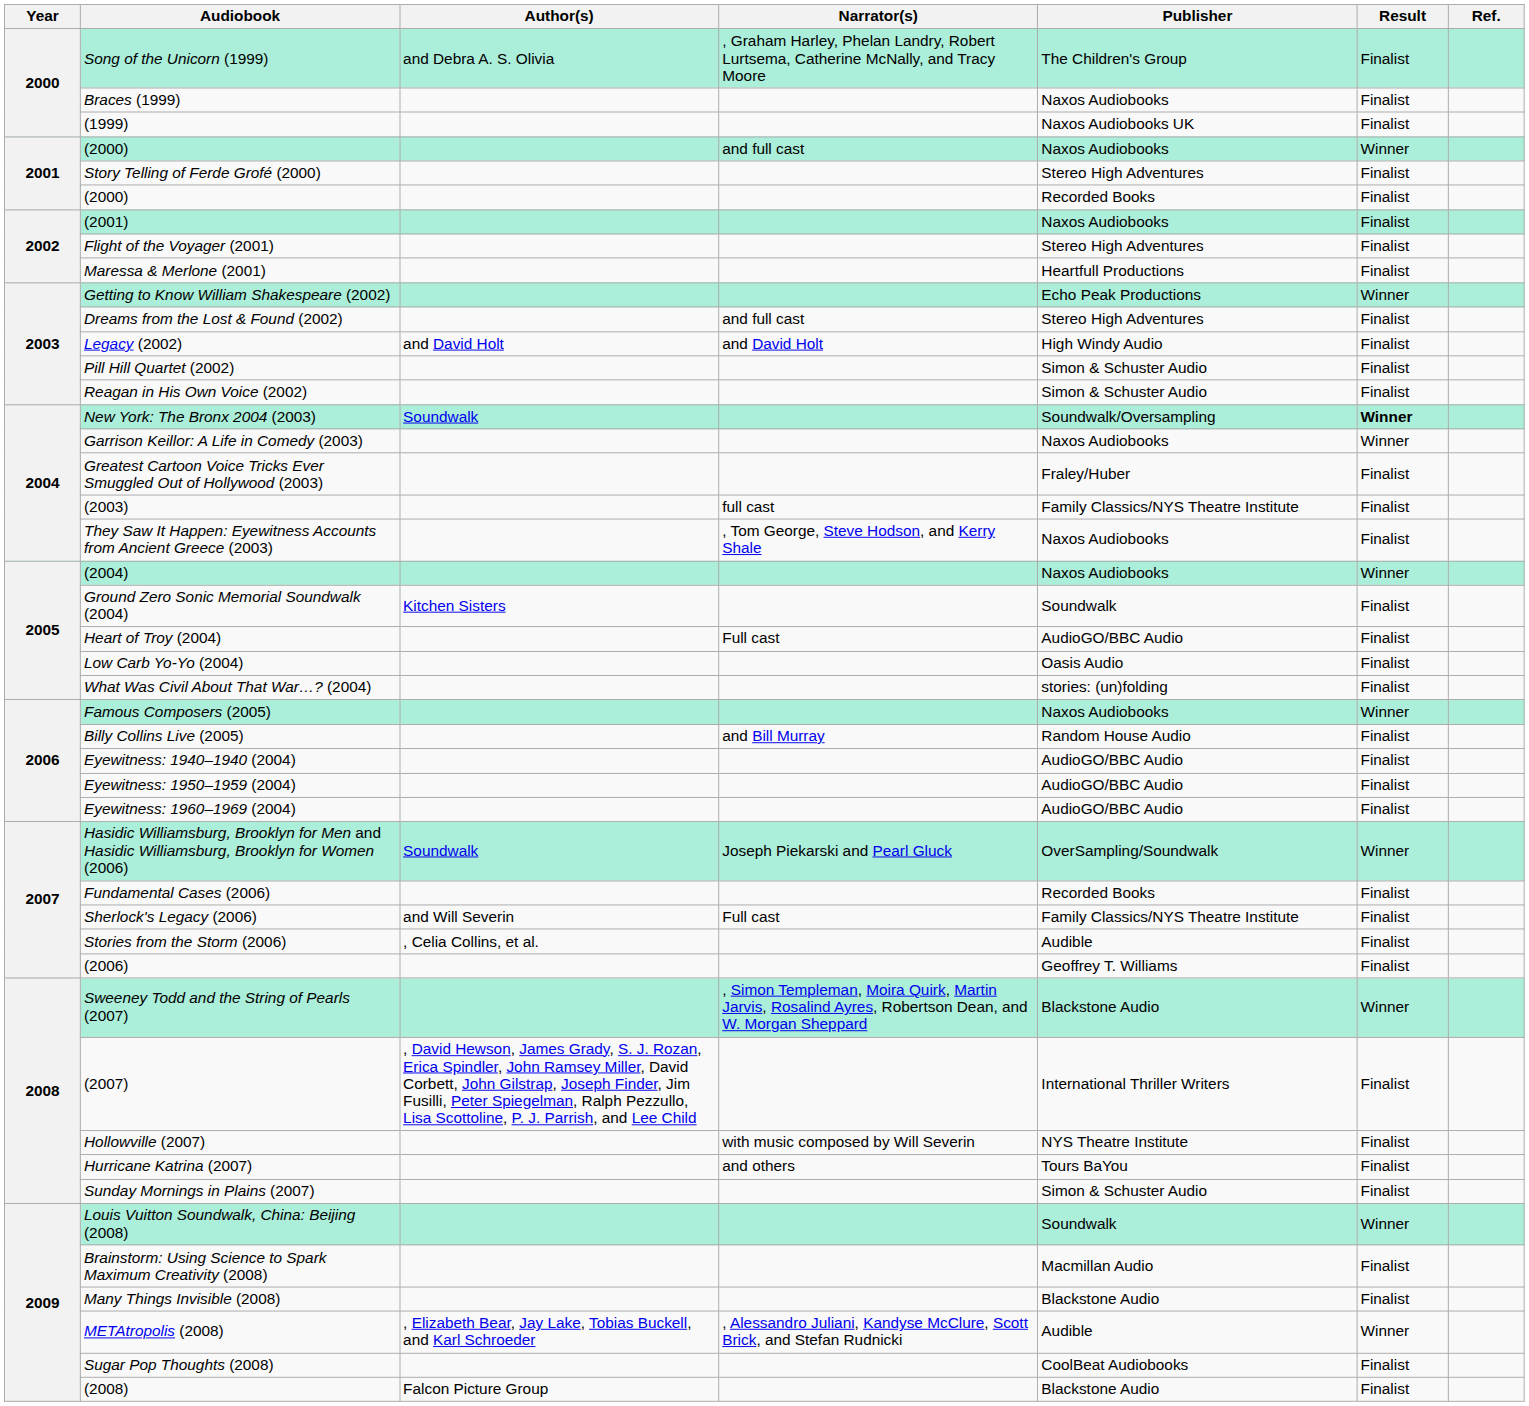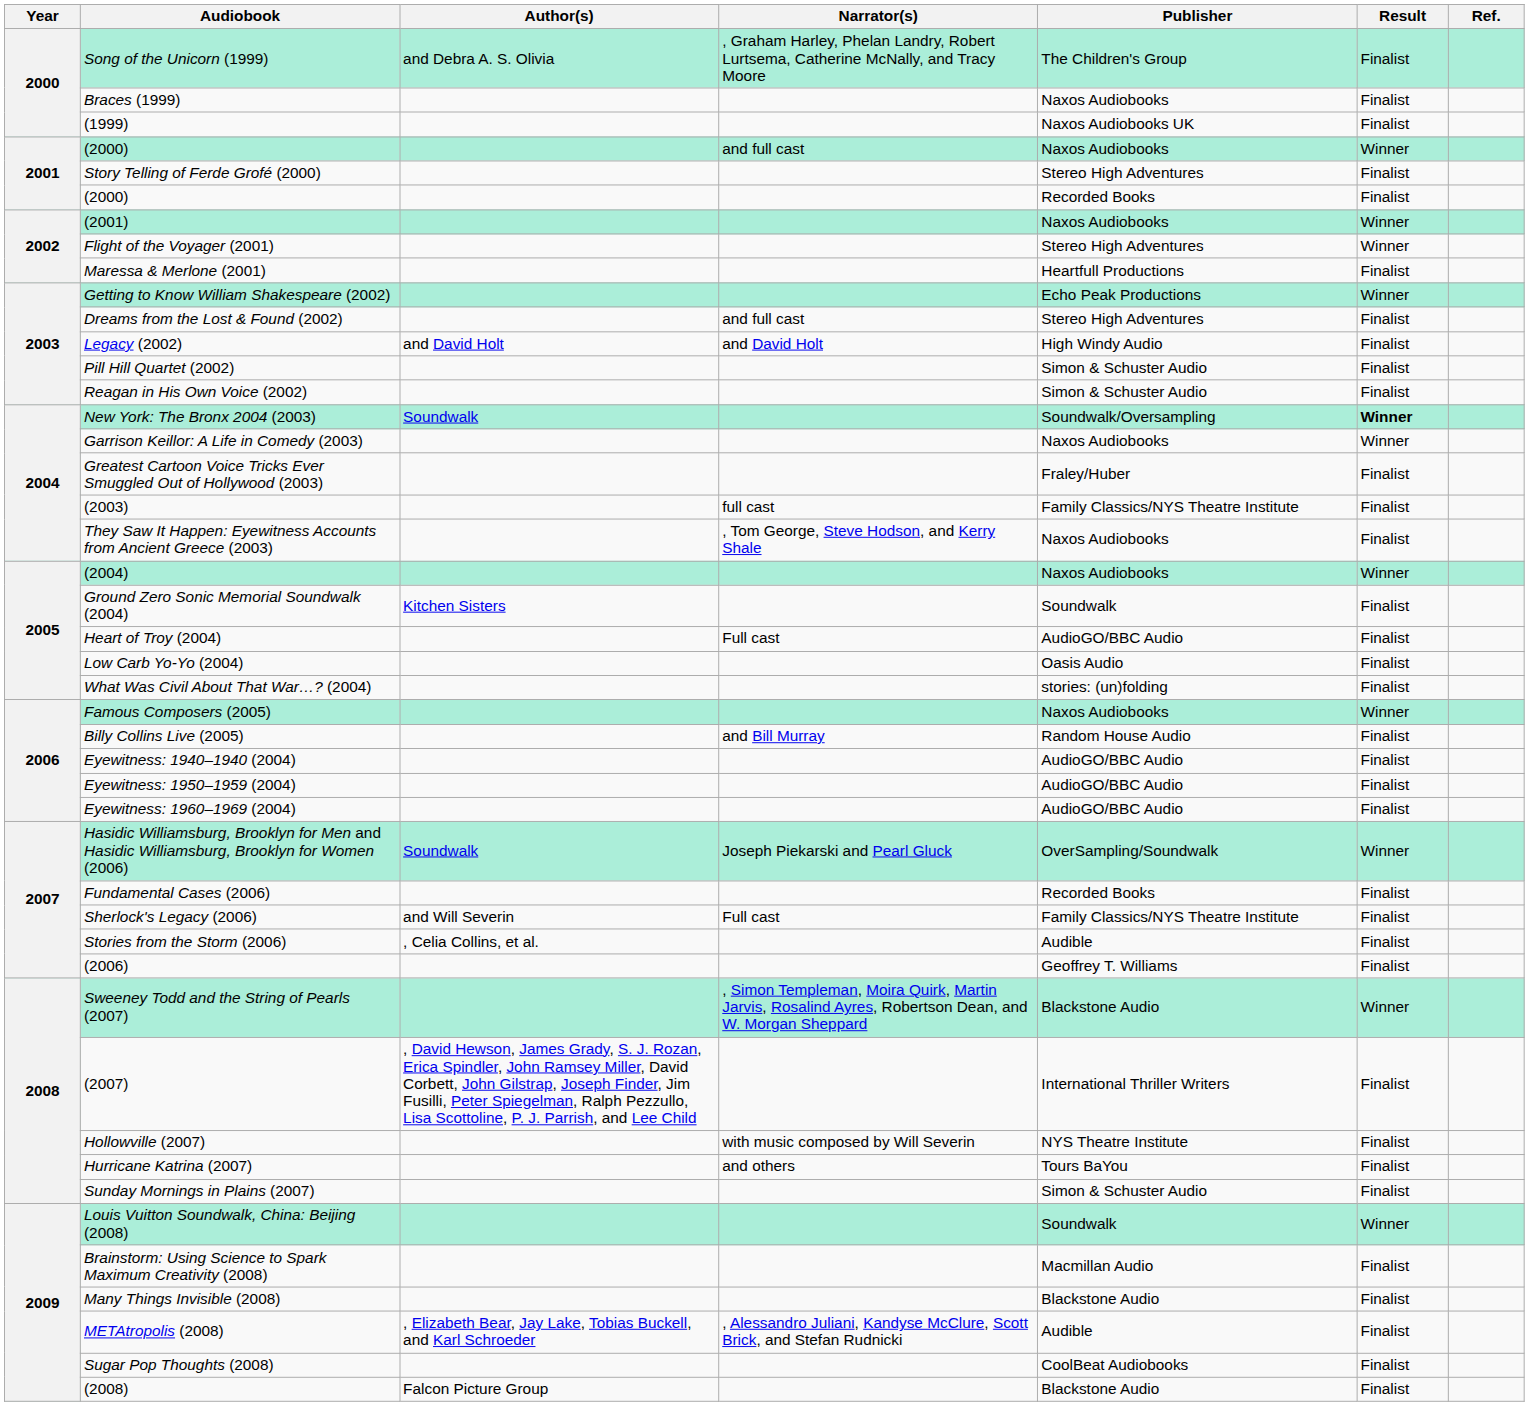(1385, 221) Finalist -> (1385, 221) Winner
(1385, 246) Finalist -> (1385, 246) Winner
(1385, 1331) Winner -> (1385, 1331) Finalist
